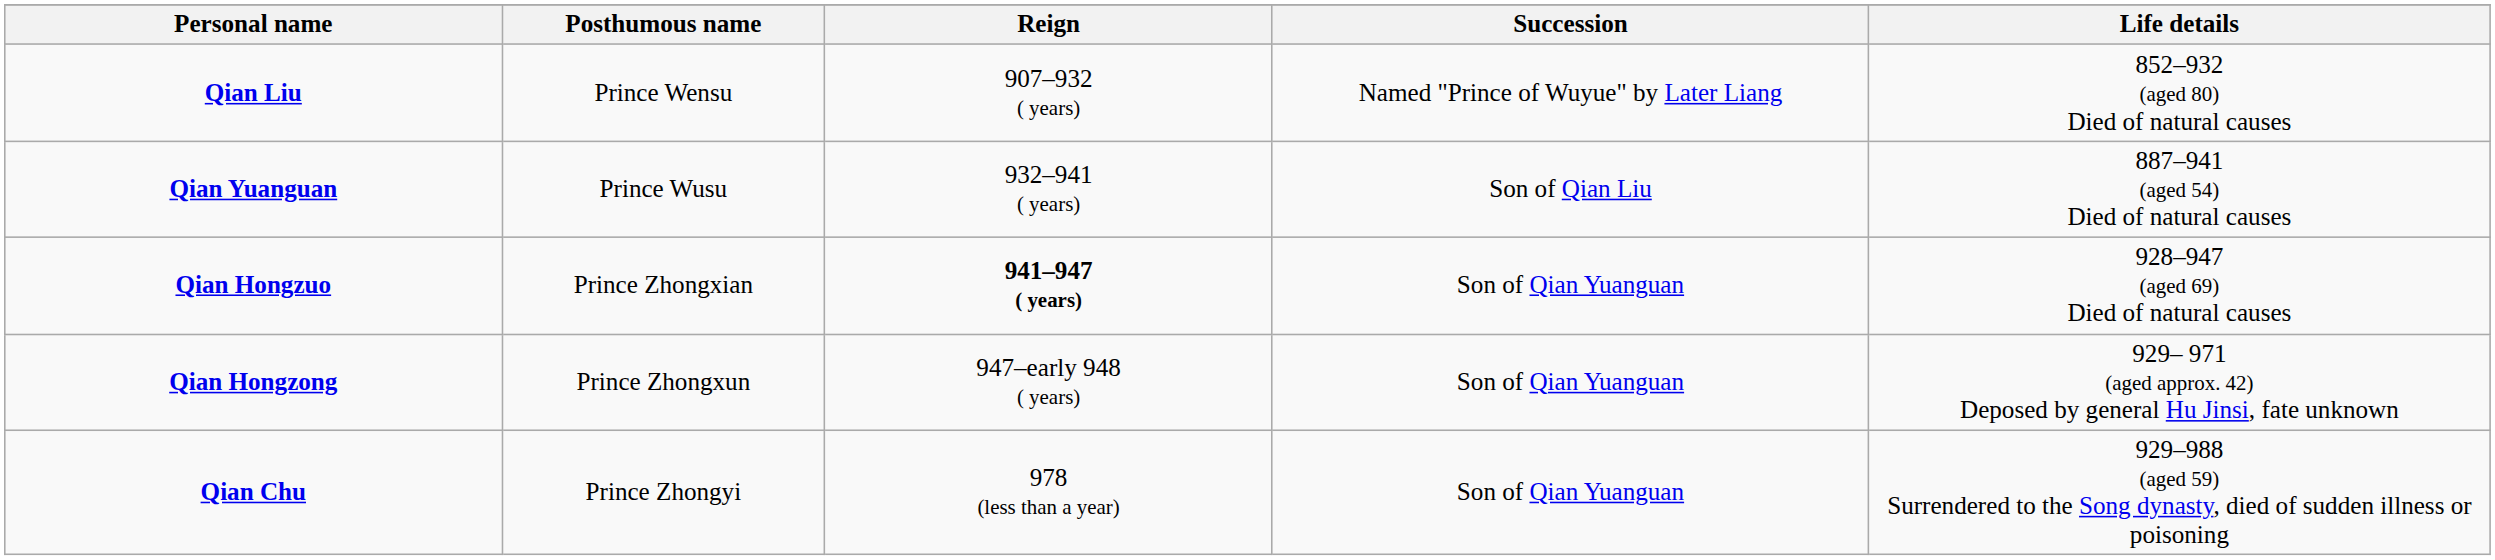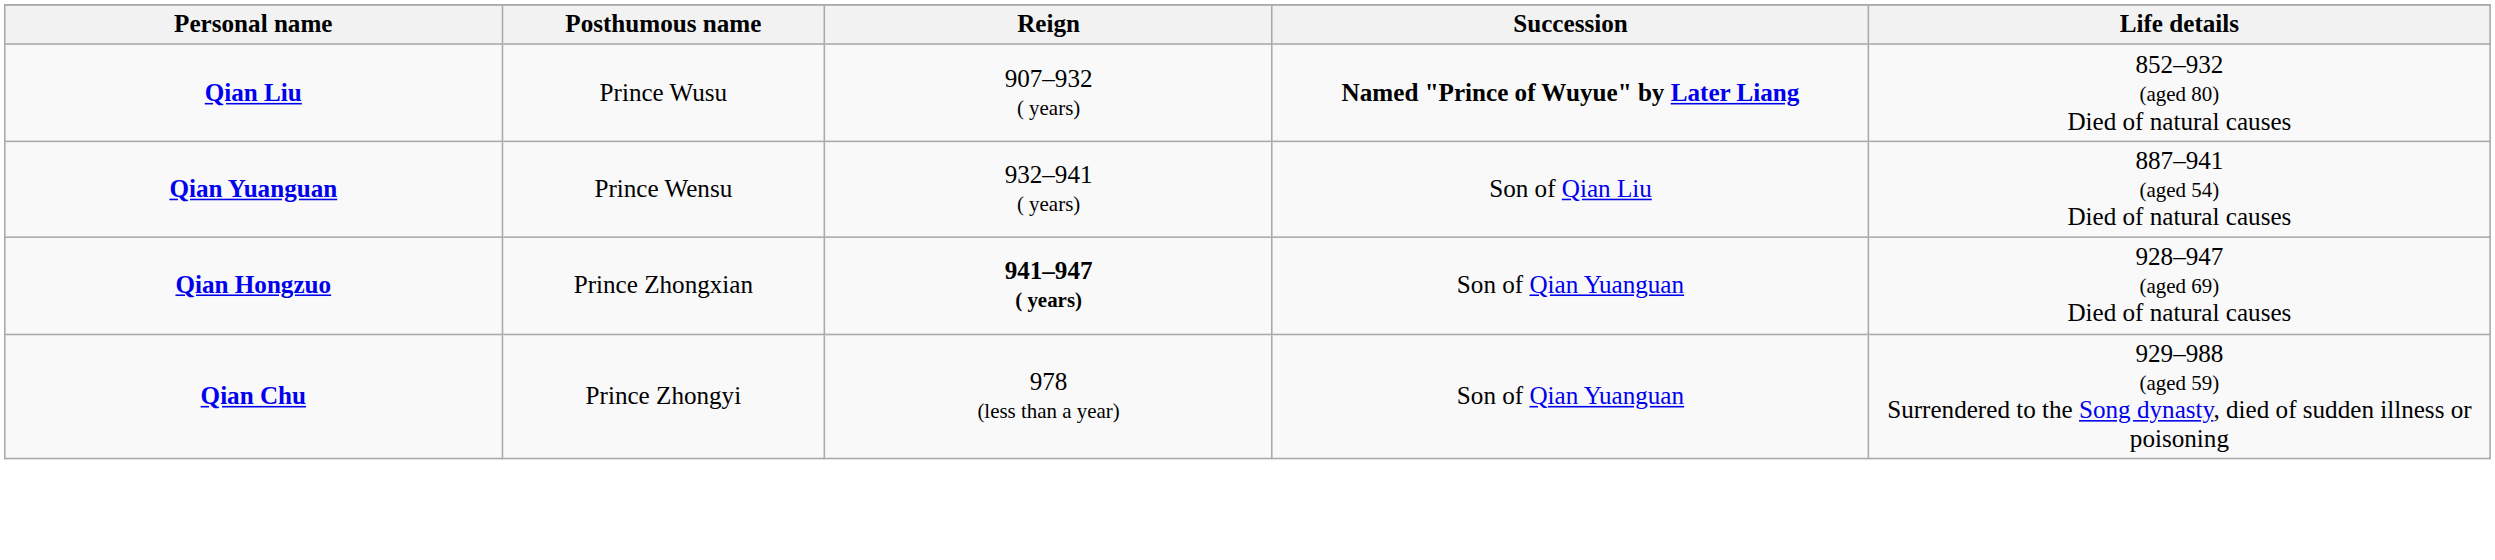(663, 92) Prince Wensu -> (663, 92) Prince Wusu
(1570, 92) normal -> (1570, 92) bold
(663, 188) Prince Wusu -> (663, 188) Prince Wensu
- row: (253, 381)
